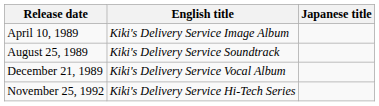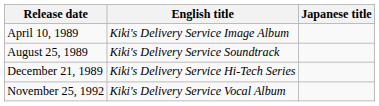(198, 71) Kiki's Delivery Service Vocal Album -> (203, 71) Kiki's Delivery Service Hi-Tech Series
(203, 91) Kiki's Delivery Service Hi-Tech Series -> (198, 91) Kiki's Delivery Service Vocal Album
